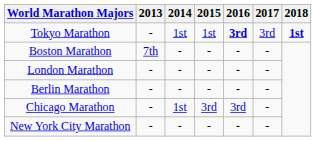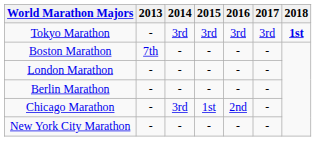(180, 32) 1st -> (180, 32) 3rd
(209, 32) 1st -> (209, 32) 3rd
(238, 32) bold -> (238, 32) normal
(180, 107) 1st -> (180, 107) 3rd
(209, 107) 3rd -> (209, 107) 1st
(238, 107) 3rd -> (238, 107) 2nd
